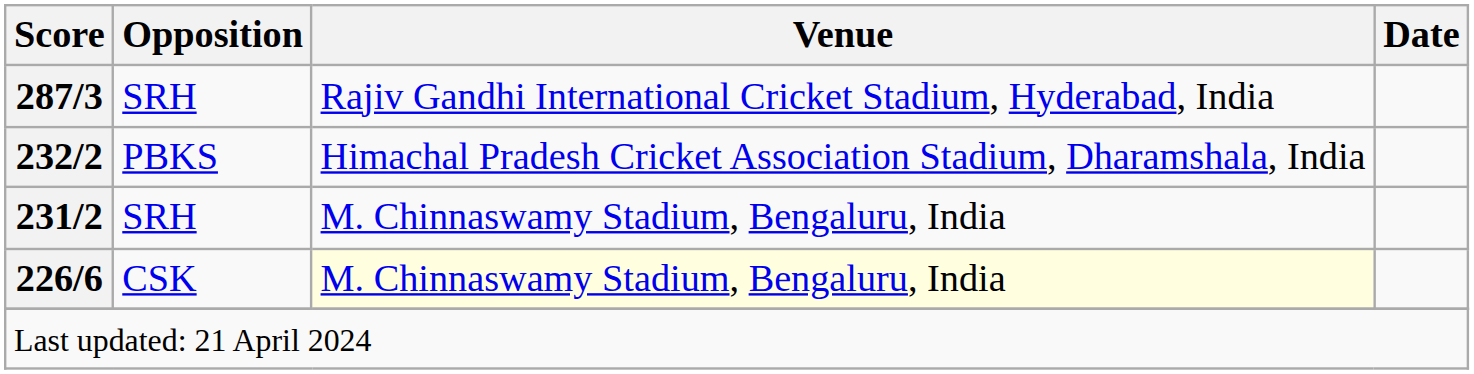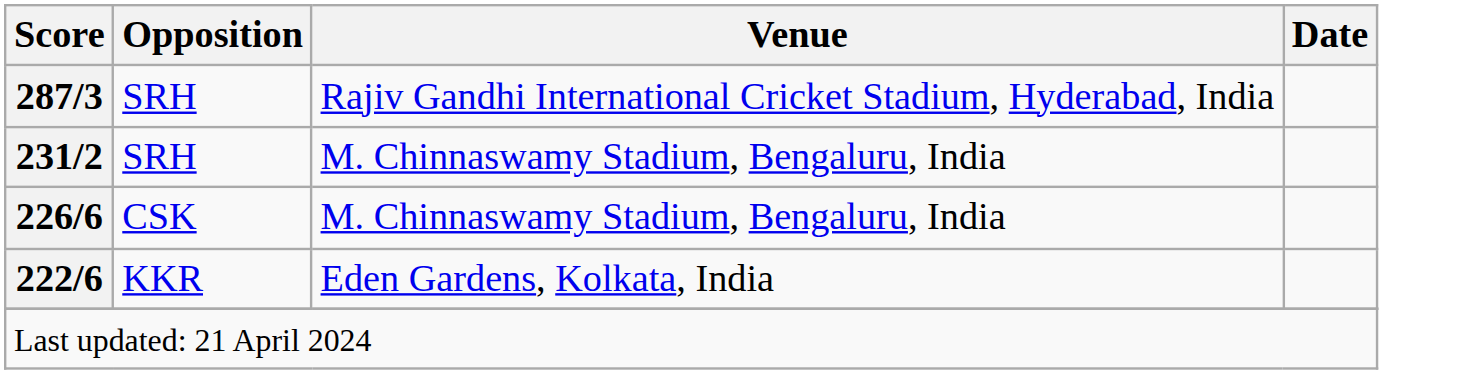- row: (59, 156)
(663, 277) lightyellow background -> (663, 216) no background
+ row: (59, 277)
